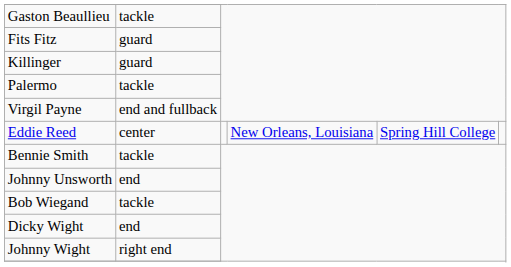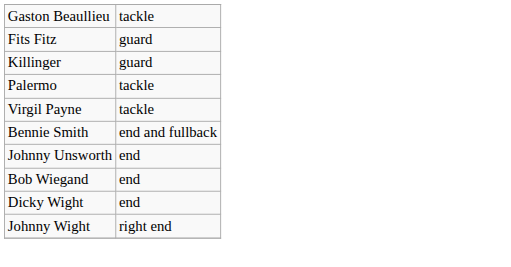(168, 109) end and fullback -> (136, 109) tackle
- row: (42, 132)
(136, 156) tackle -> (168, 132) end and fullback
(136, 202) tackle -> (130, 179) end
